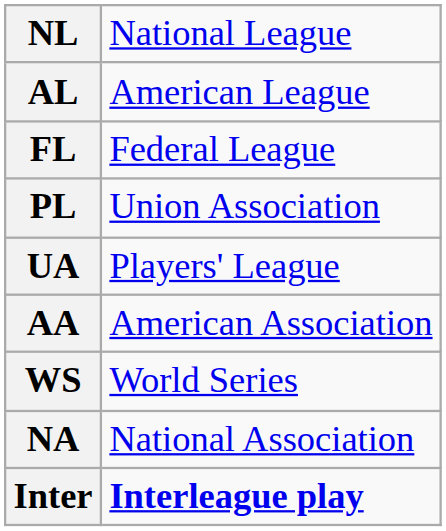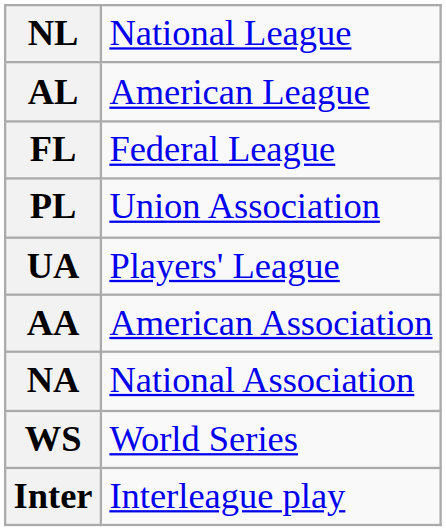rows swapped: (53, 438) <-> (53, 380)
(237, 496) bold -> (227, 496) normal
